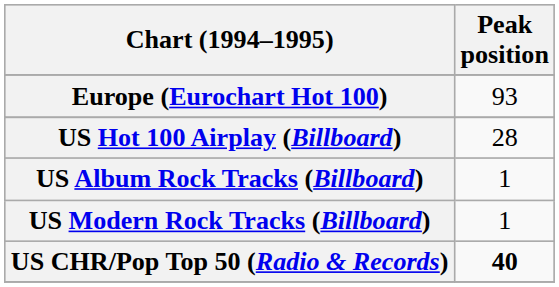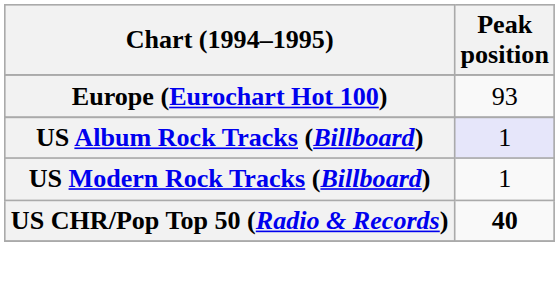- row: (230, 137)
(505, 178) no background -> (505, 137) lavender background
